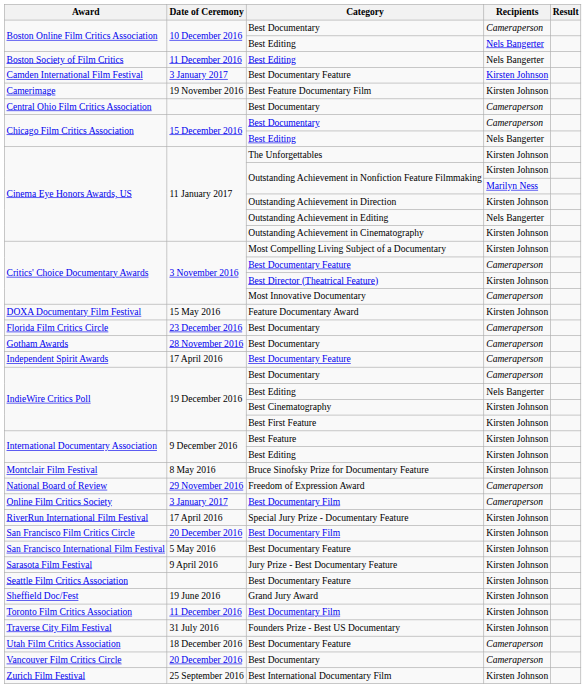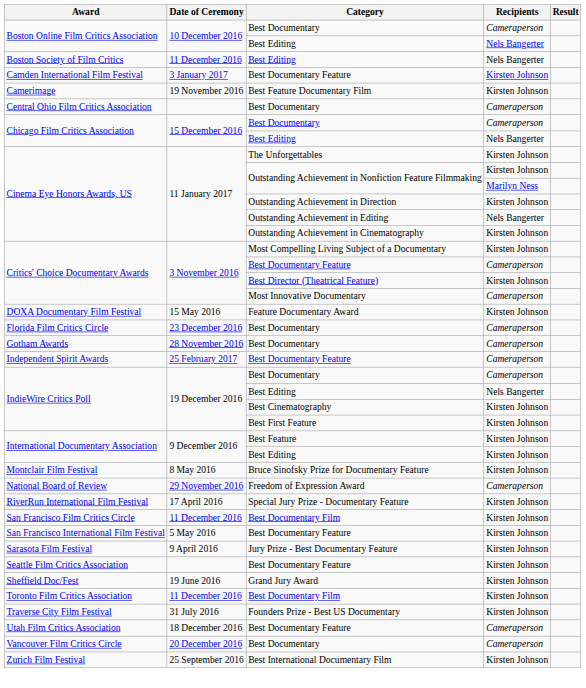(196, 359) 17 April 2016 -> (203, 359) 25 February 2017
- row: (59, 502)
(206, 533) 20 December 2016 -> (206, 517) 11 December 2016
